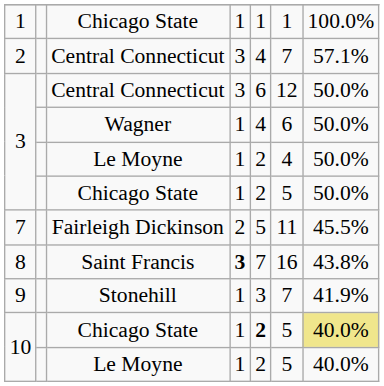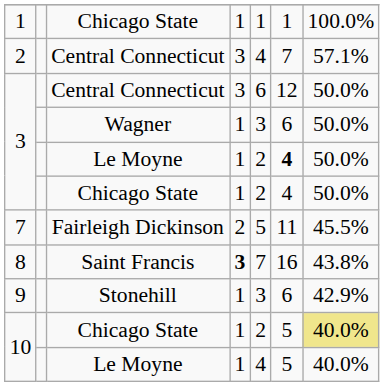(261, 124) 4 -> (261, 124) 3
(287, 158) normal -> (287, 158) bold
(287, 192) 5 -> (287, 192) 4
(287, 295) 7 -> (287, 295) 6
(341, 295) 41.9% -> (341, 295) 42.9%
(261, 329) bold -> (261, 329) normal
(261, 364) 2 -> (261, 364) 4
